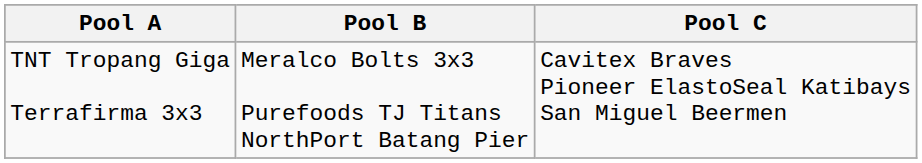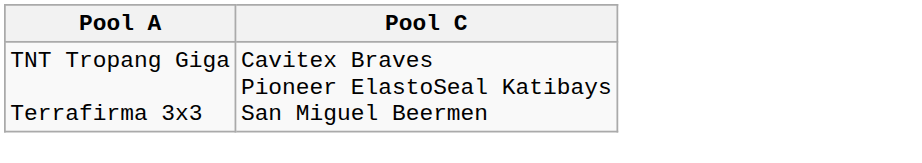- column: (385, 24)
